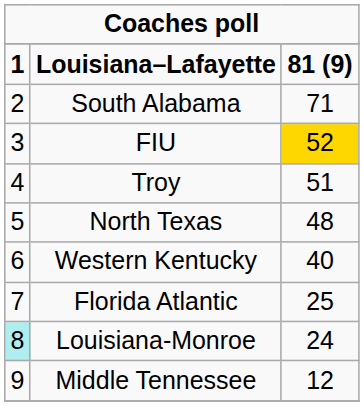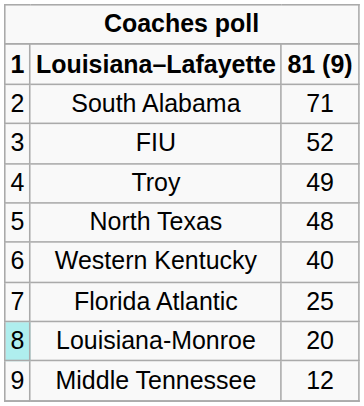(320, 143) gold background -> (320, 143) no background
(320, 182) 51 -> (320, 182) 49
(320, 340) 24 -> (320, 340) 20
